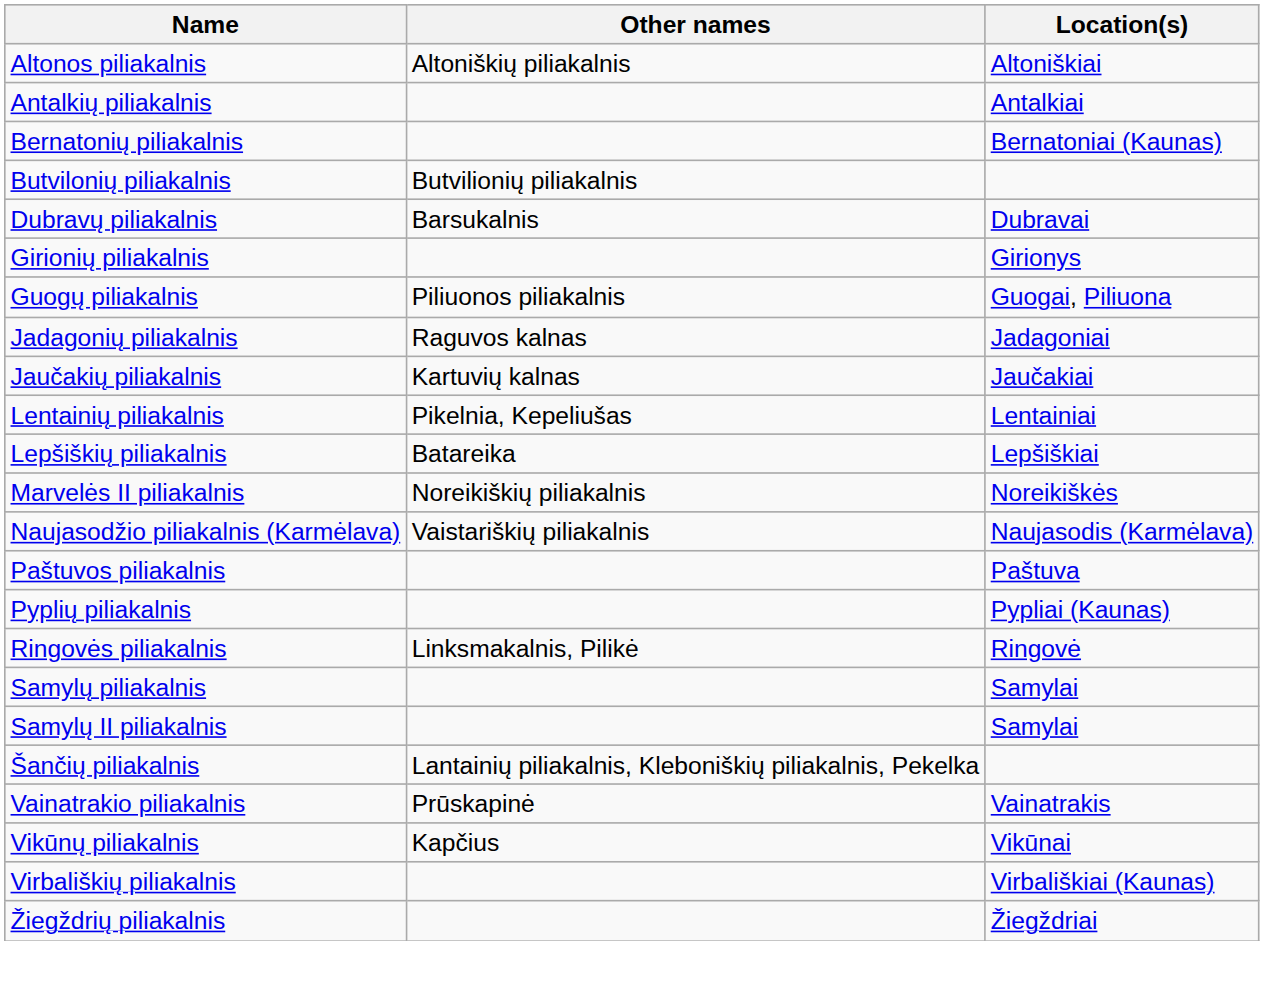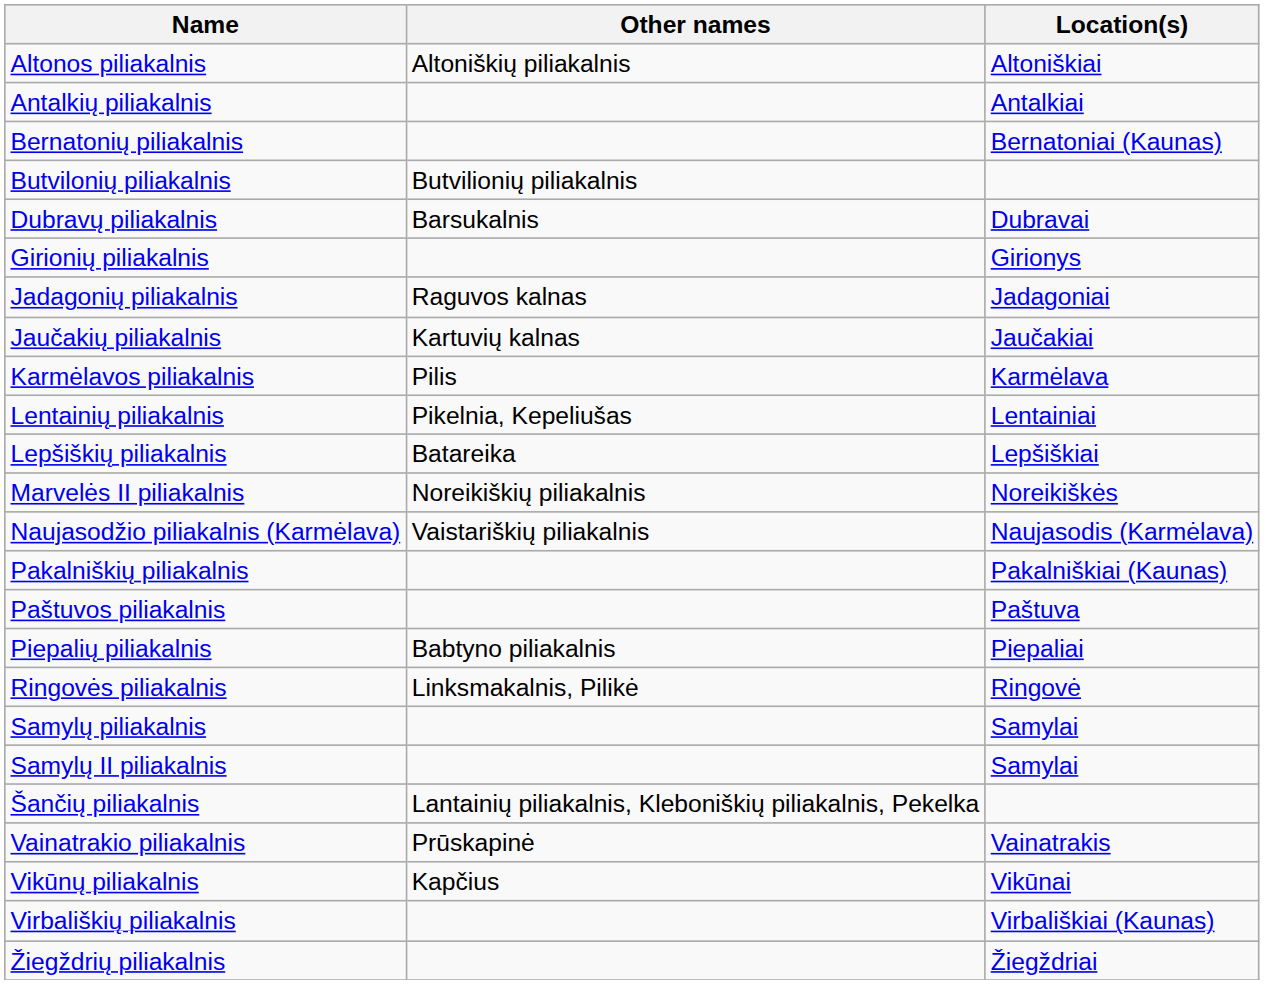- row: (104, 297)
+ row: (132, 375)
+ row: (130, 570)
+ row: (111, 648)
- row: (101, 609)
